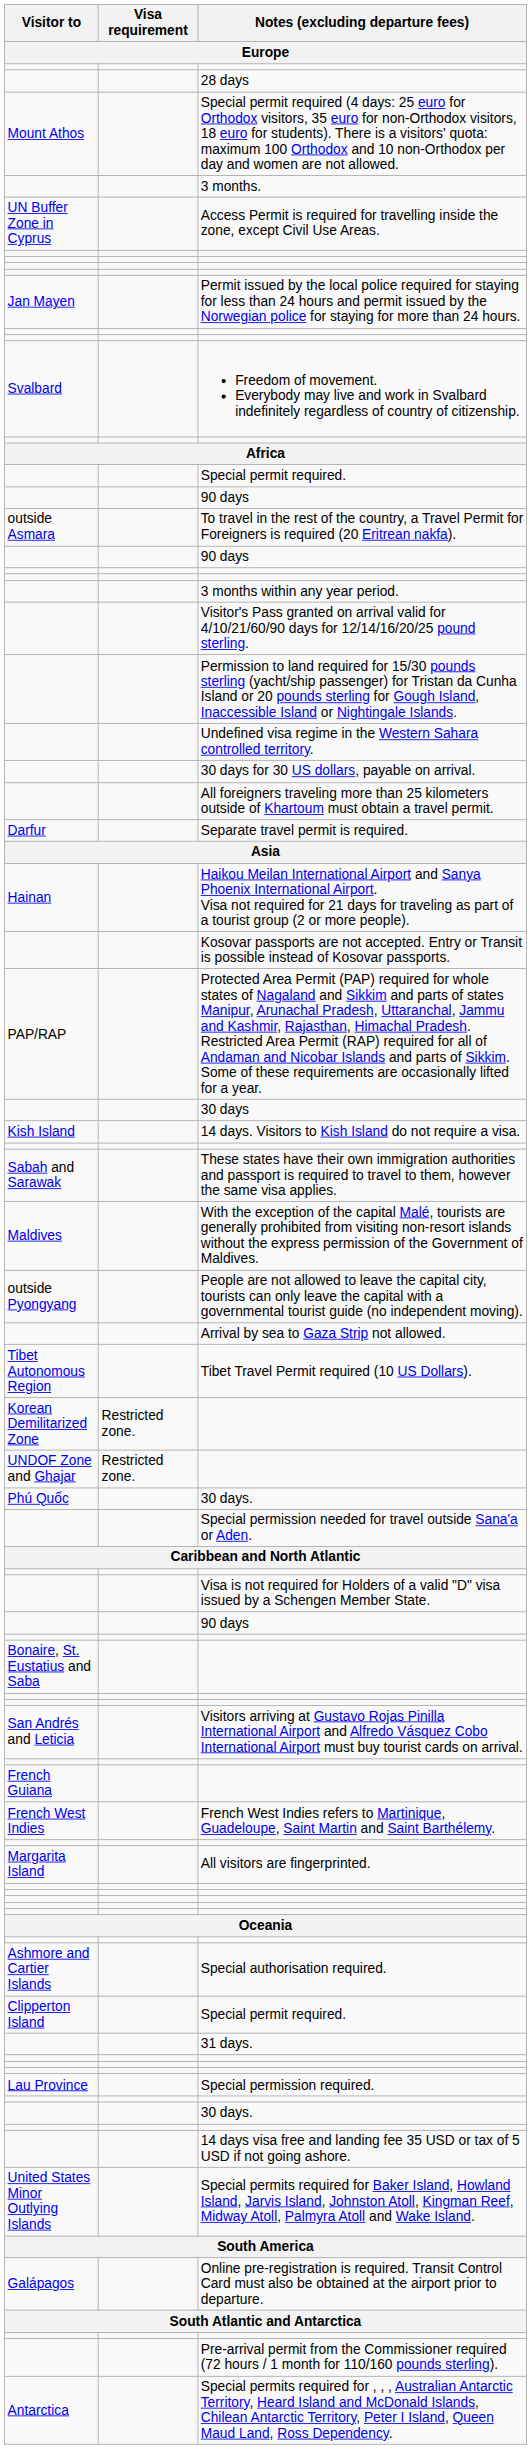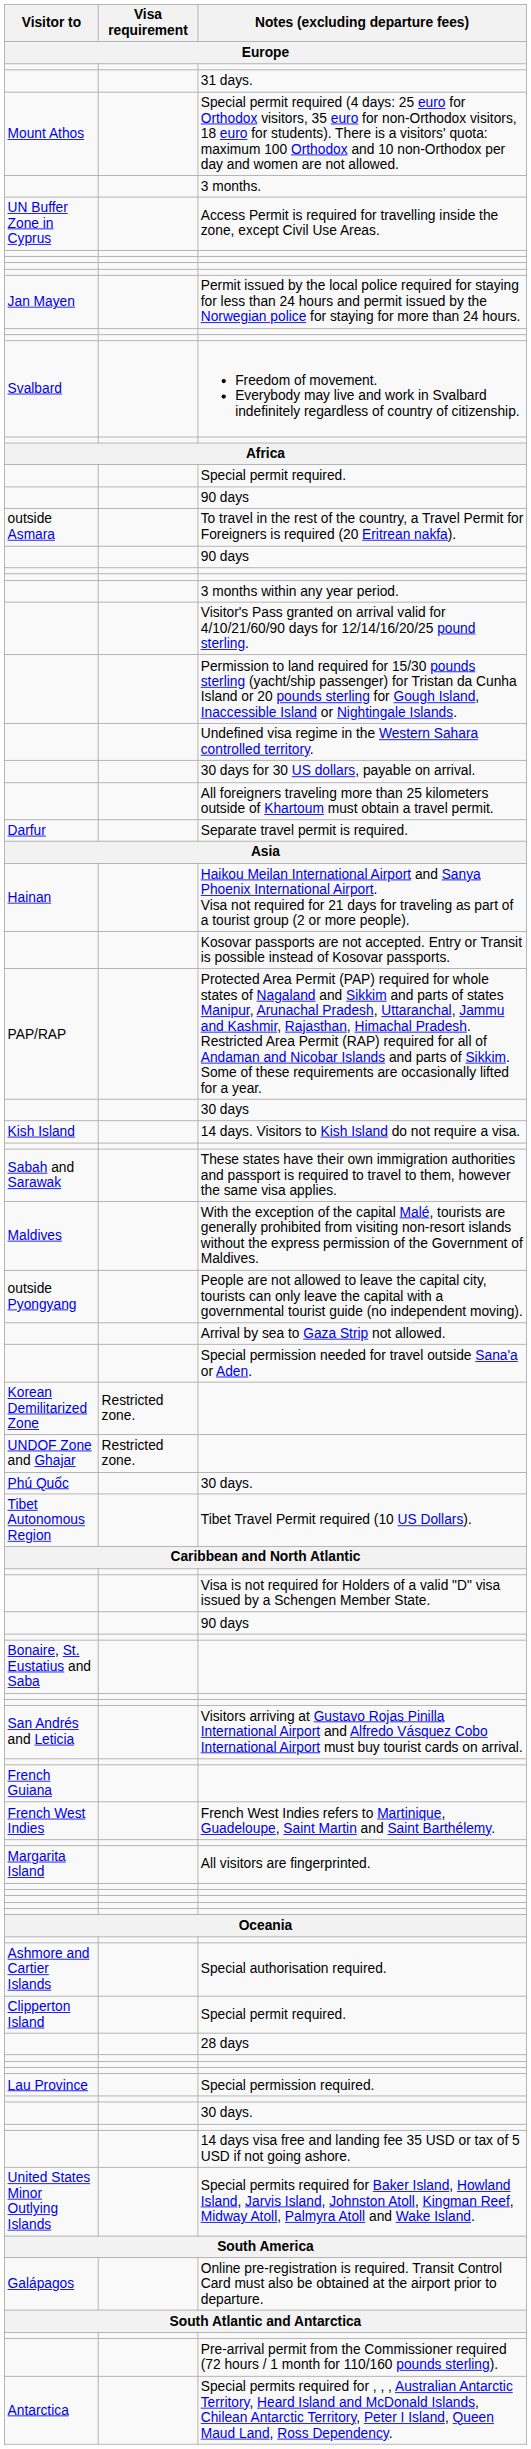rows swapped: (51, 81) <-> (51, 2044)
rows swapped: (46, 1371) <-> (51, 1528)
